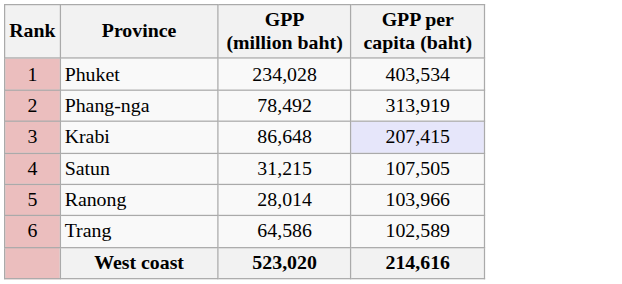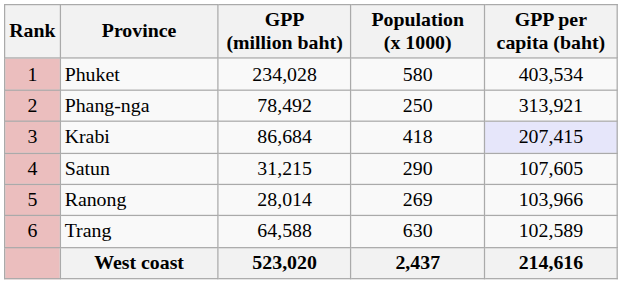+ column: (418, 31)
(418, 105) 313,919 -> (551, 105) 313,921
(285, 136) 86,648 -> (285, 136) 86,684
(418, 168) 107,505 -> (551, 168) 107,605
(285, 231) 64,586 -> (285, 231) 64,588
